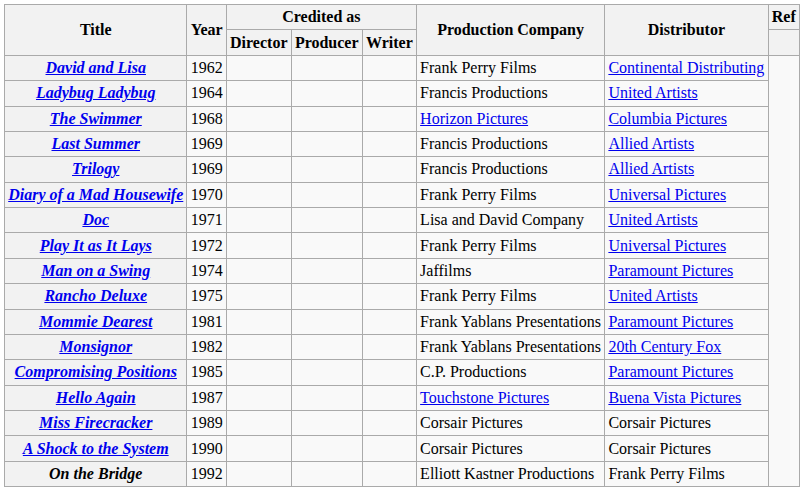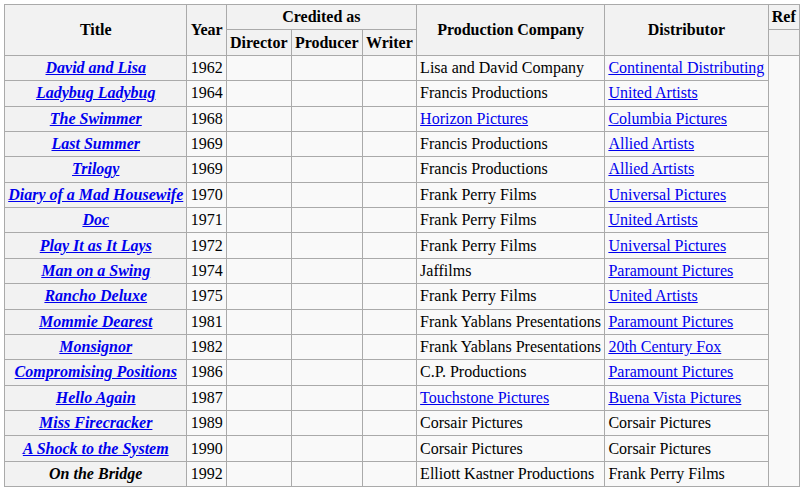(478, 67) Frank Perry Films -> (502, 67) Lisa and David Company
(502, 220) Lisa and David Company -> (478, 220) Frank Perry Films
(207, 372) 1985 -> (207, 372) 1986
